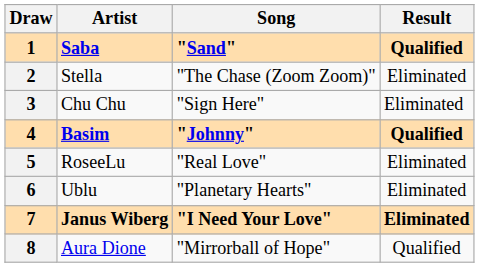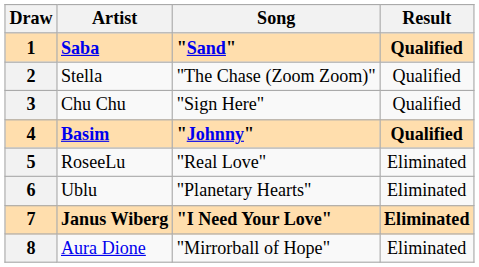(427, 76) Eliminated -> (427, 76) Qualified
(424, 104) Eliminated -> (427, 104) Qualified
(427, 248) Qualified -> (427, 248) Eliminated
